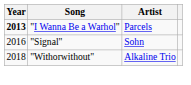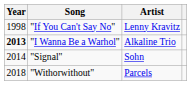+ row: (73, 27)
(138, 27) Parcels -> (150, 42) Alkaline Trio
(16, 42) 2016 -> (16, 57) 2014
(150, 57) Alkaline Trio -> (138, 73) Parcels
